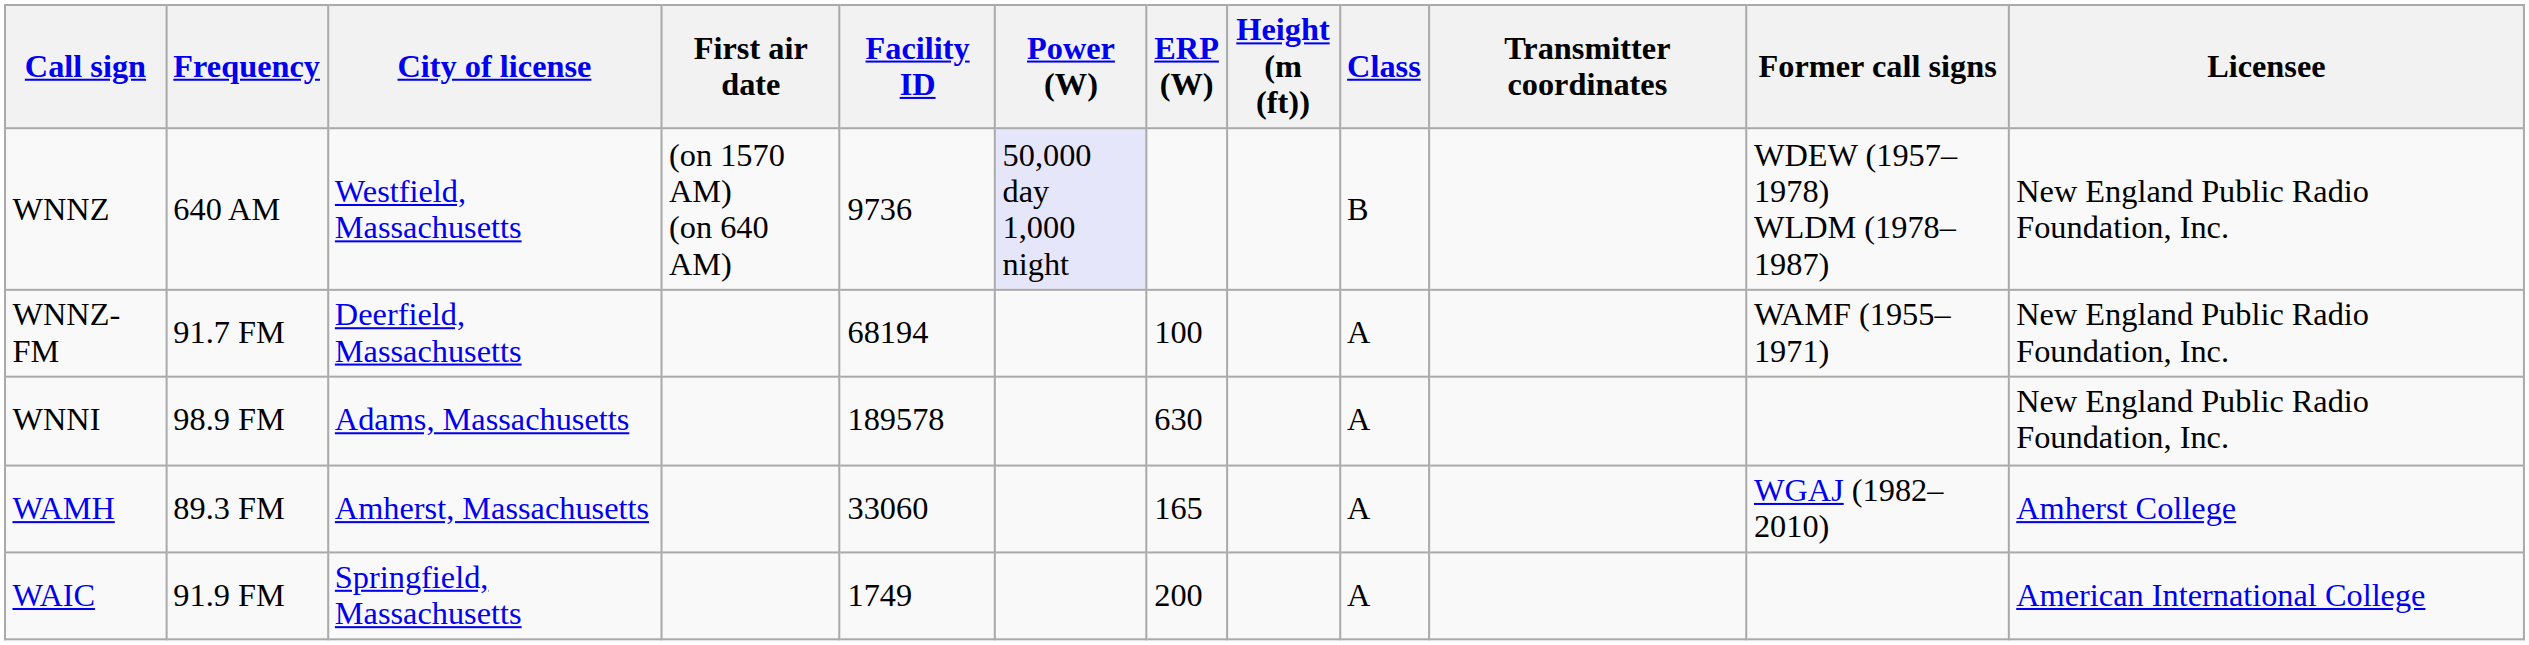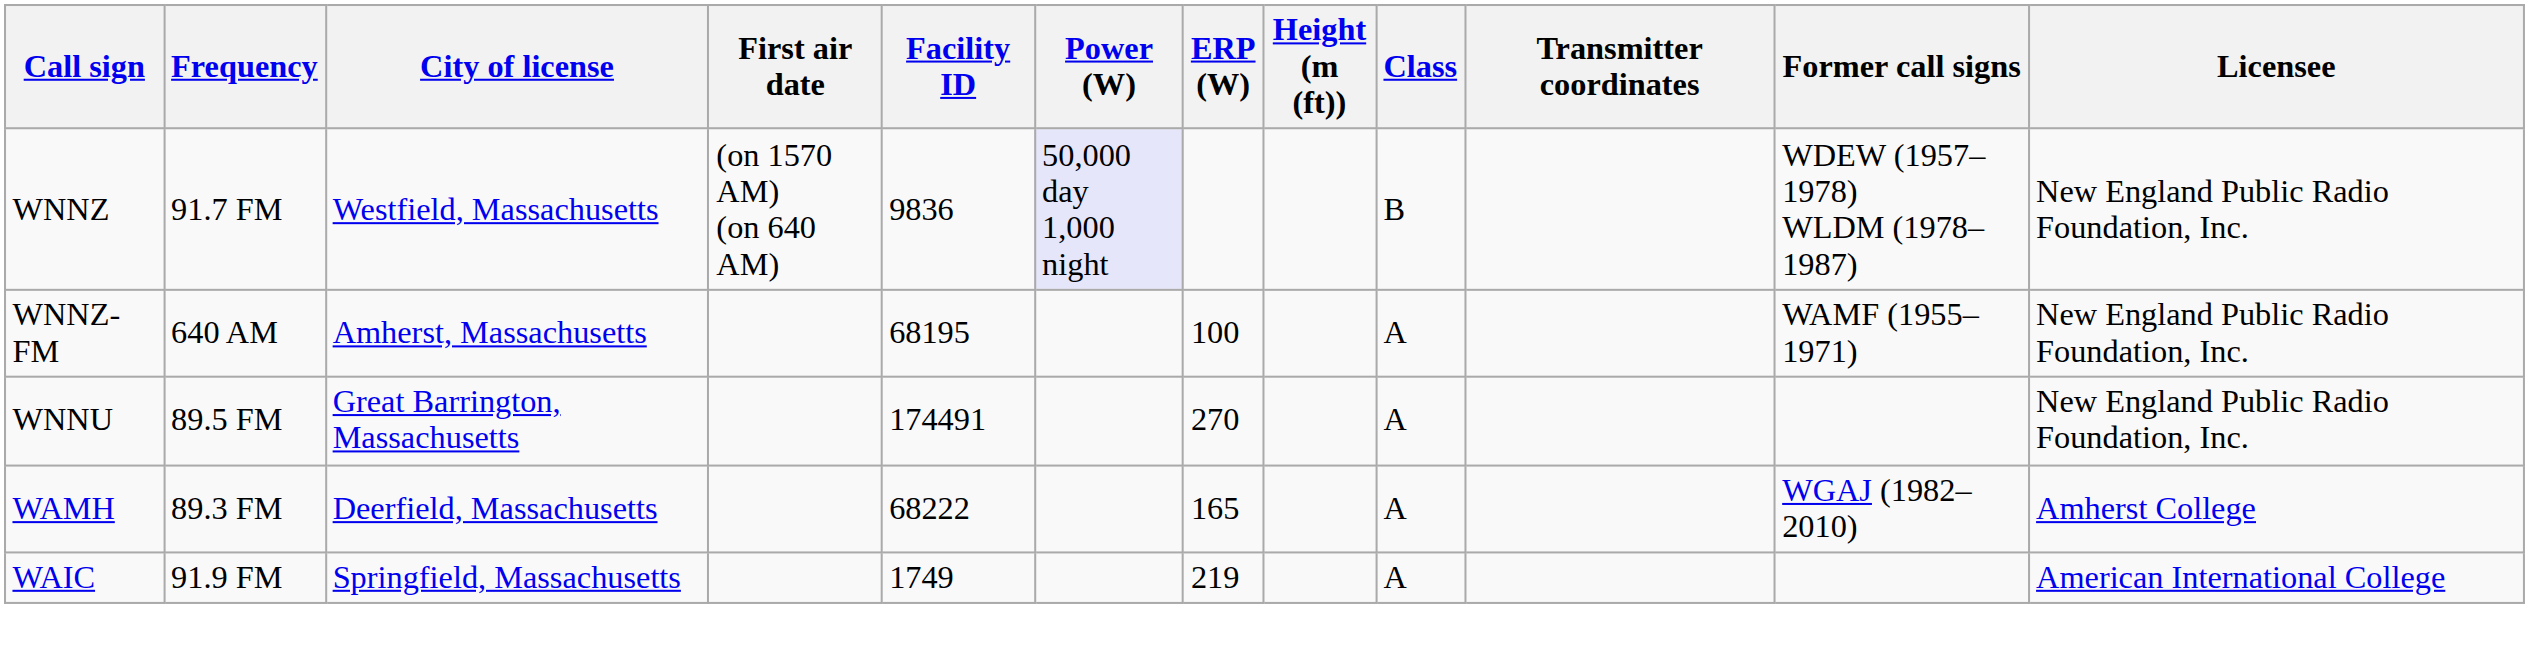(227, 208) 640 AM -> (227, 208) 91.7 FM
(880, 208) 9736 -> (921, 208) 9836
(229, 332) 91.7 FM -> (225, 332) 640 AM
(428, 332) Deerfield, Massachusetts -> (490, 332) Amherst, Massachusetts
(888, 332) 68194 -> (930, 332) 68195
- row: (56, 420)
+ row: (63, 420)
(492, 507) Amherst, Massachusetts -> (495, 507) Deerfield, Massachusetts
(888, 507) 33060 -> (930, 507) 68222
(1178, 595) 200 -> (1215, 577) 219
